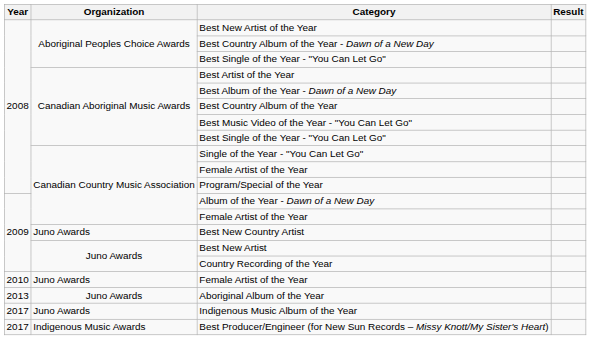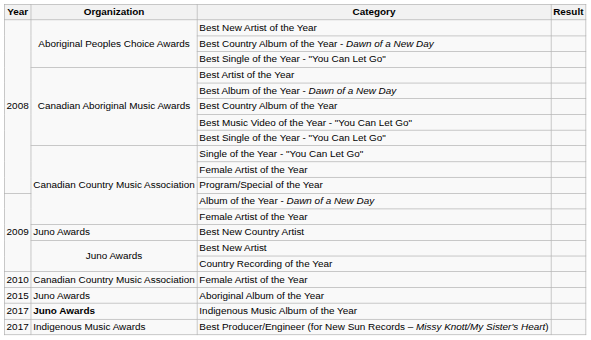(62, 279) Juno Awards -> (114, 279) Canadian Country Music Association
- row: (18, 295)
+ row: (18, 295)
(62, 311) normal -> (64, 311) bold
